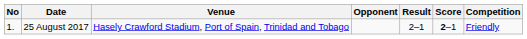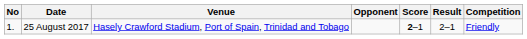columns swapped: (448, 11) <-> (417, 11)
